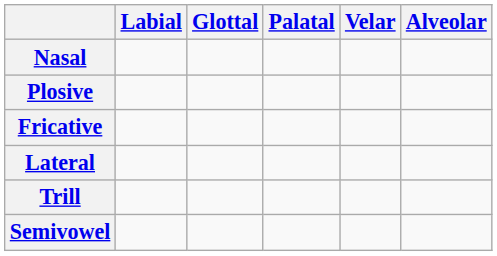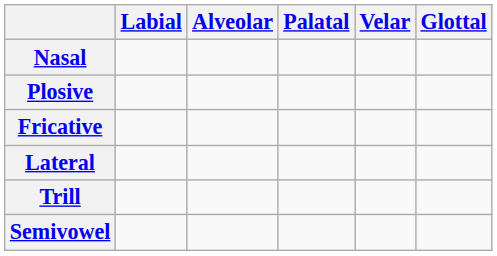columns swapped: (446, 22) <-> (225, 22)
